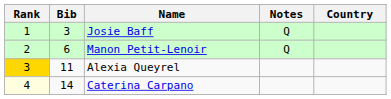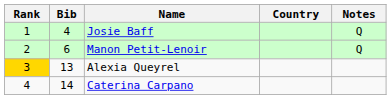columns swapped: (350, 13) <-> (286, 13)
(67, 31) 3 -> (67, 31) 4
(67, 67) 11 -> (67, 67) 13
(27, 85) lightyellow background -> (27, 85) no background
